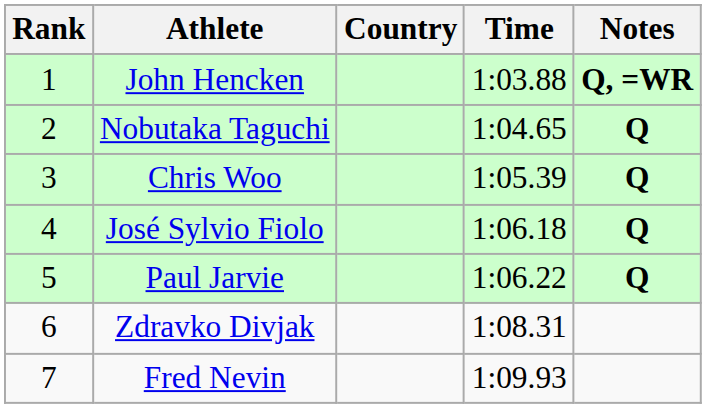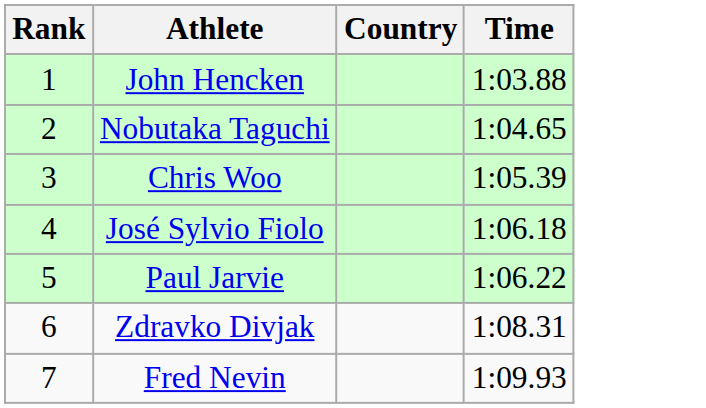- column: (637, 29)
